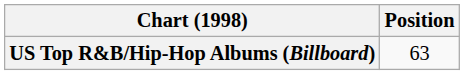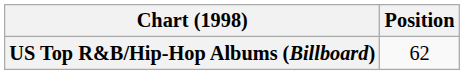(420, 52) 63 -> (420, 52) 62
